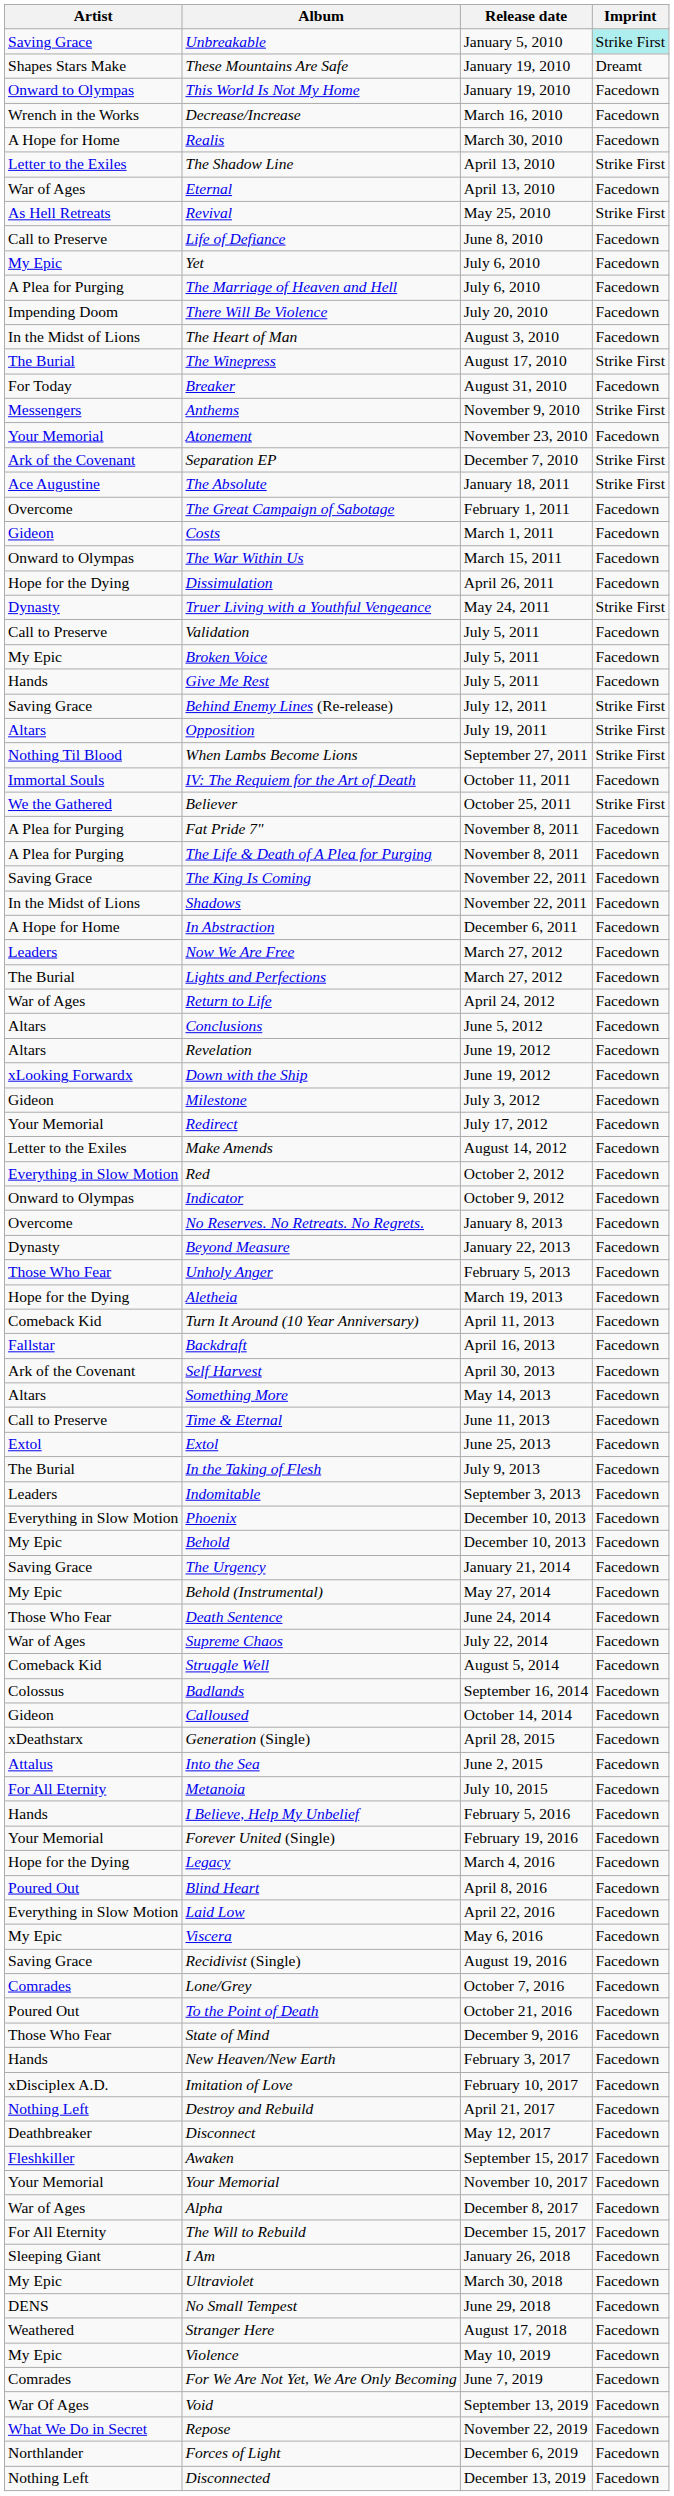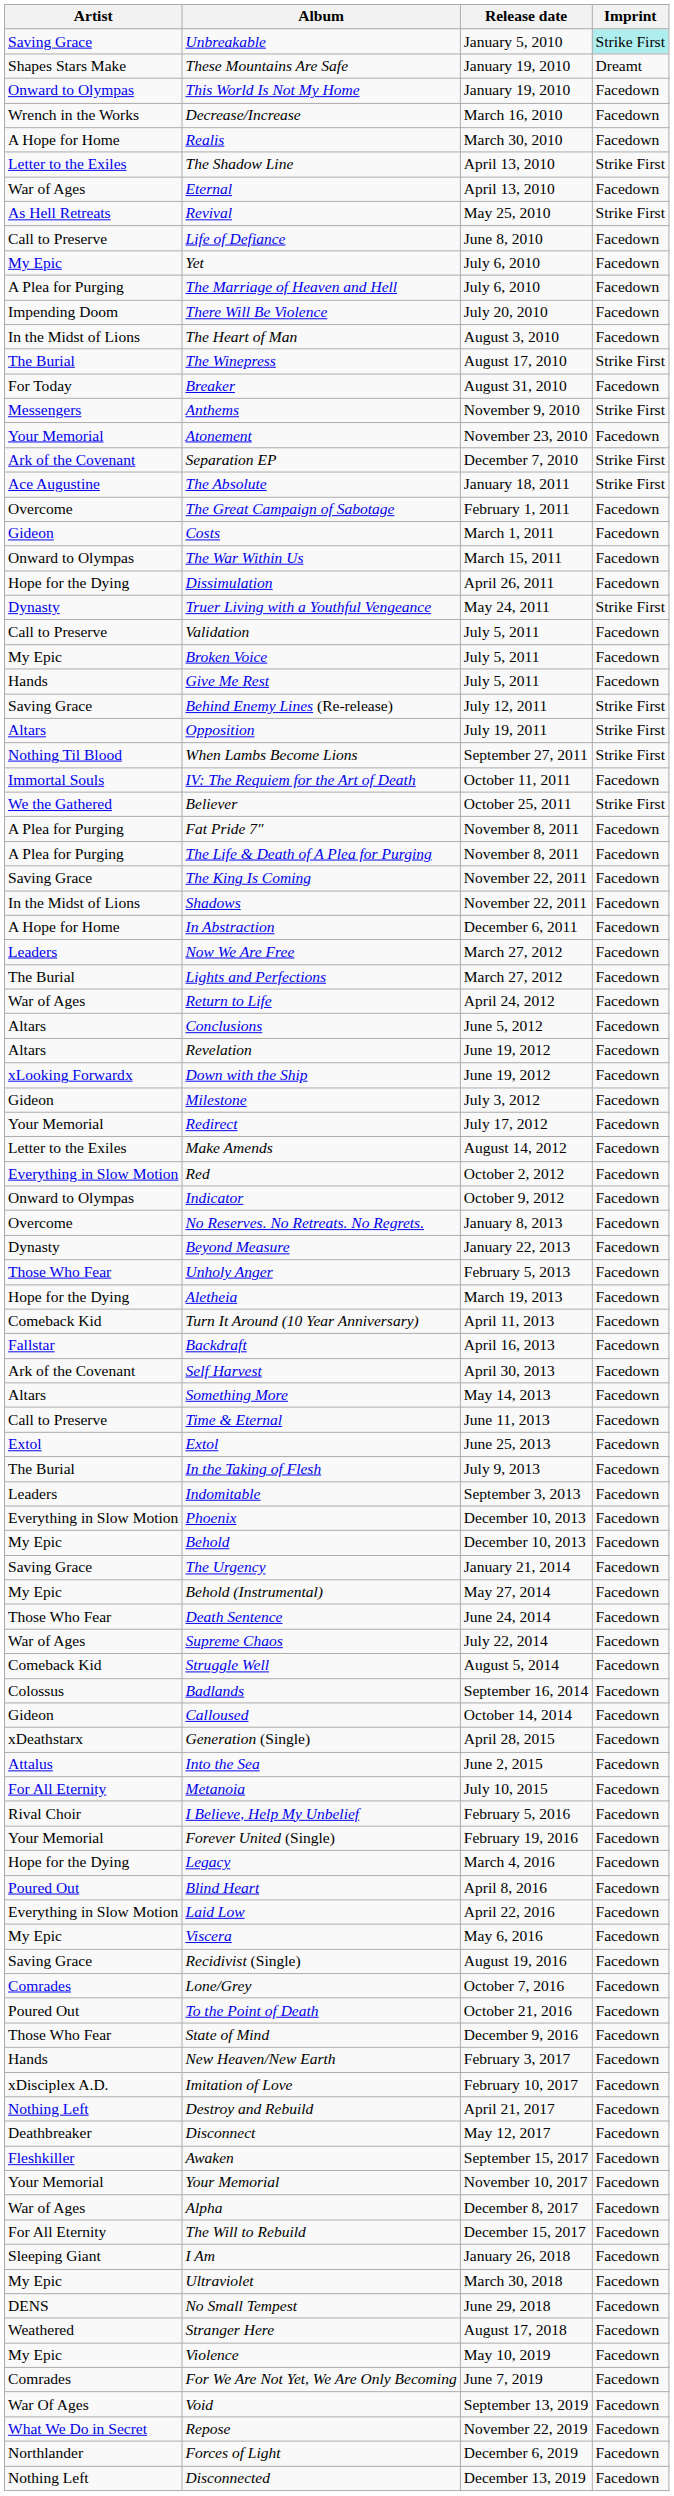(28, 1813) Hands -> (44, 1813) Rival Choir
